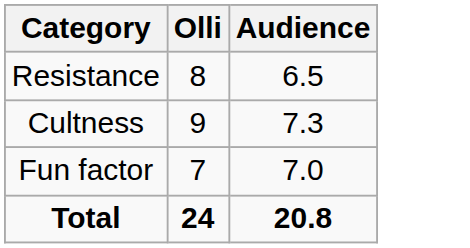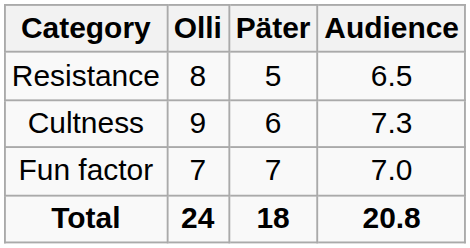+ column: (273, 28)
